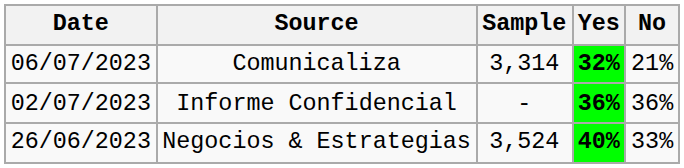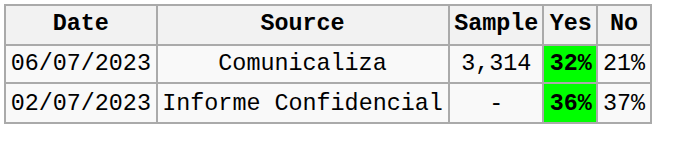(652, 103) 36% -> (624, 103) 37%
- row: (317, 142)
